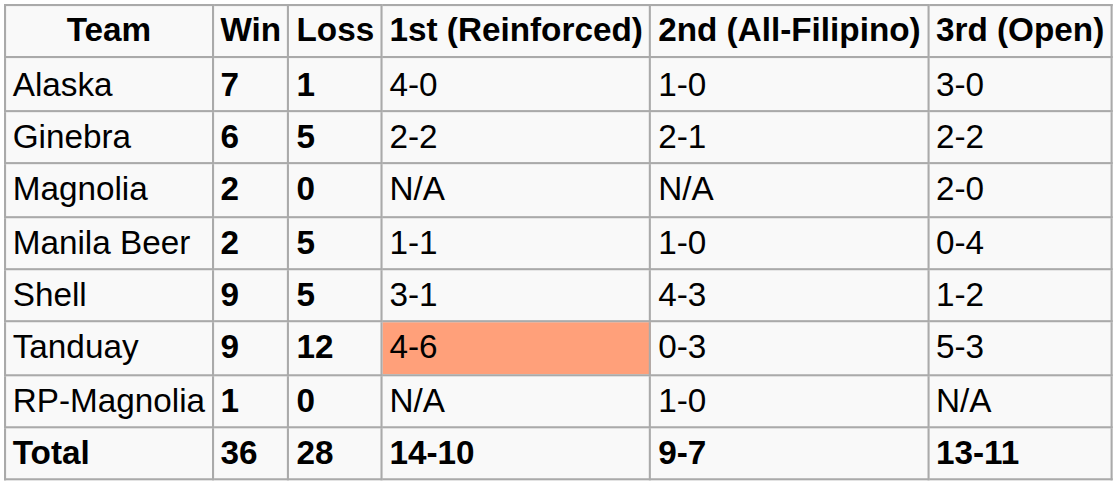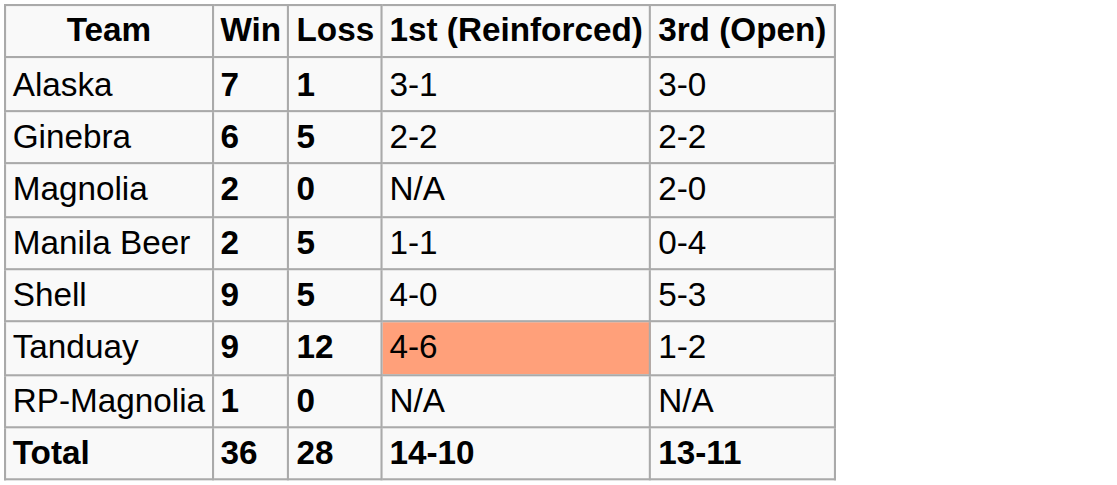- column: (789, 30)
(414, 83) 4-0 -> (414, 83) 3-1
(414, 294) 3-1 -> (414, 294) 4-0
(960, 294) 1-2 -> (682, 294) 5-3
(960, 347) 5-3 -> (682, 347) 1-2
